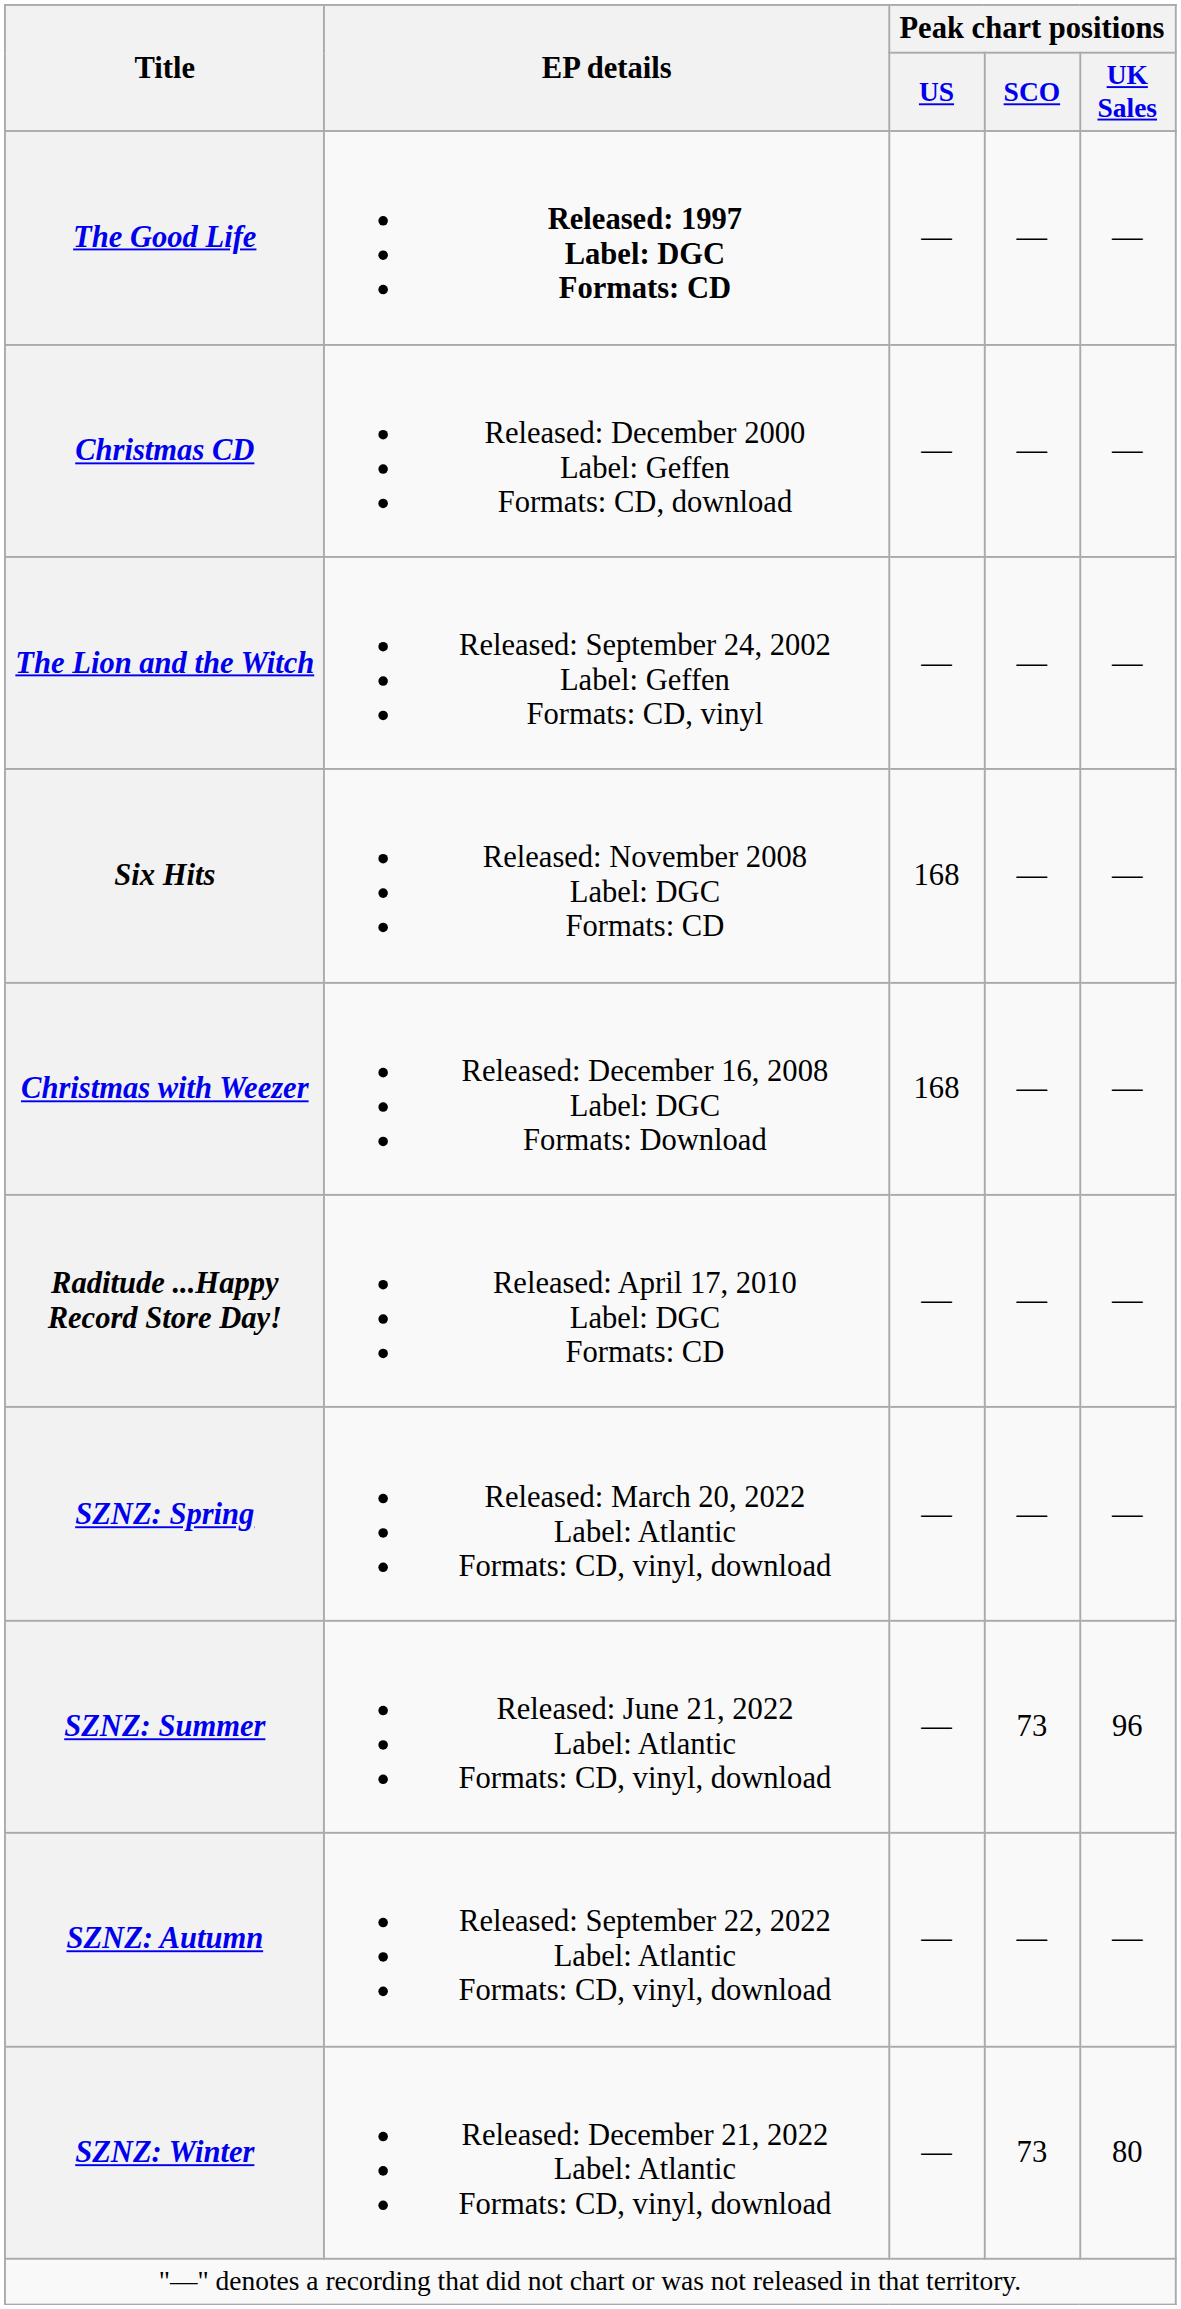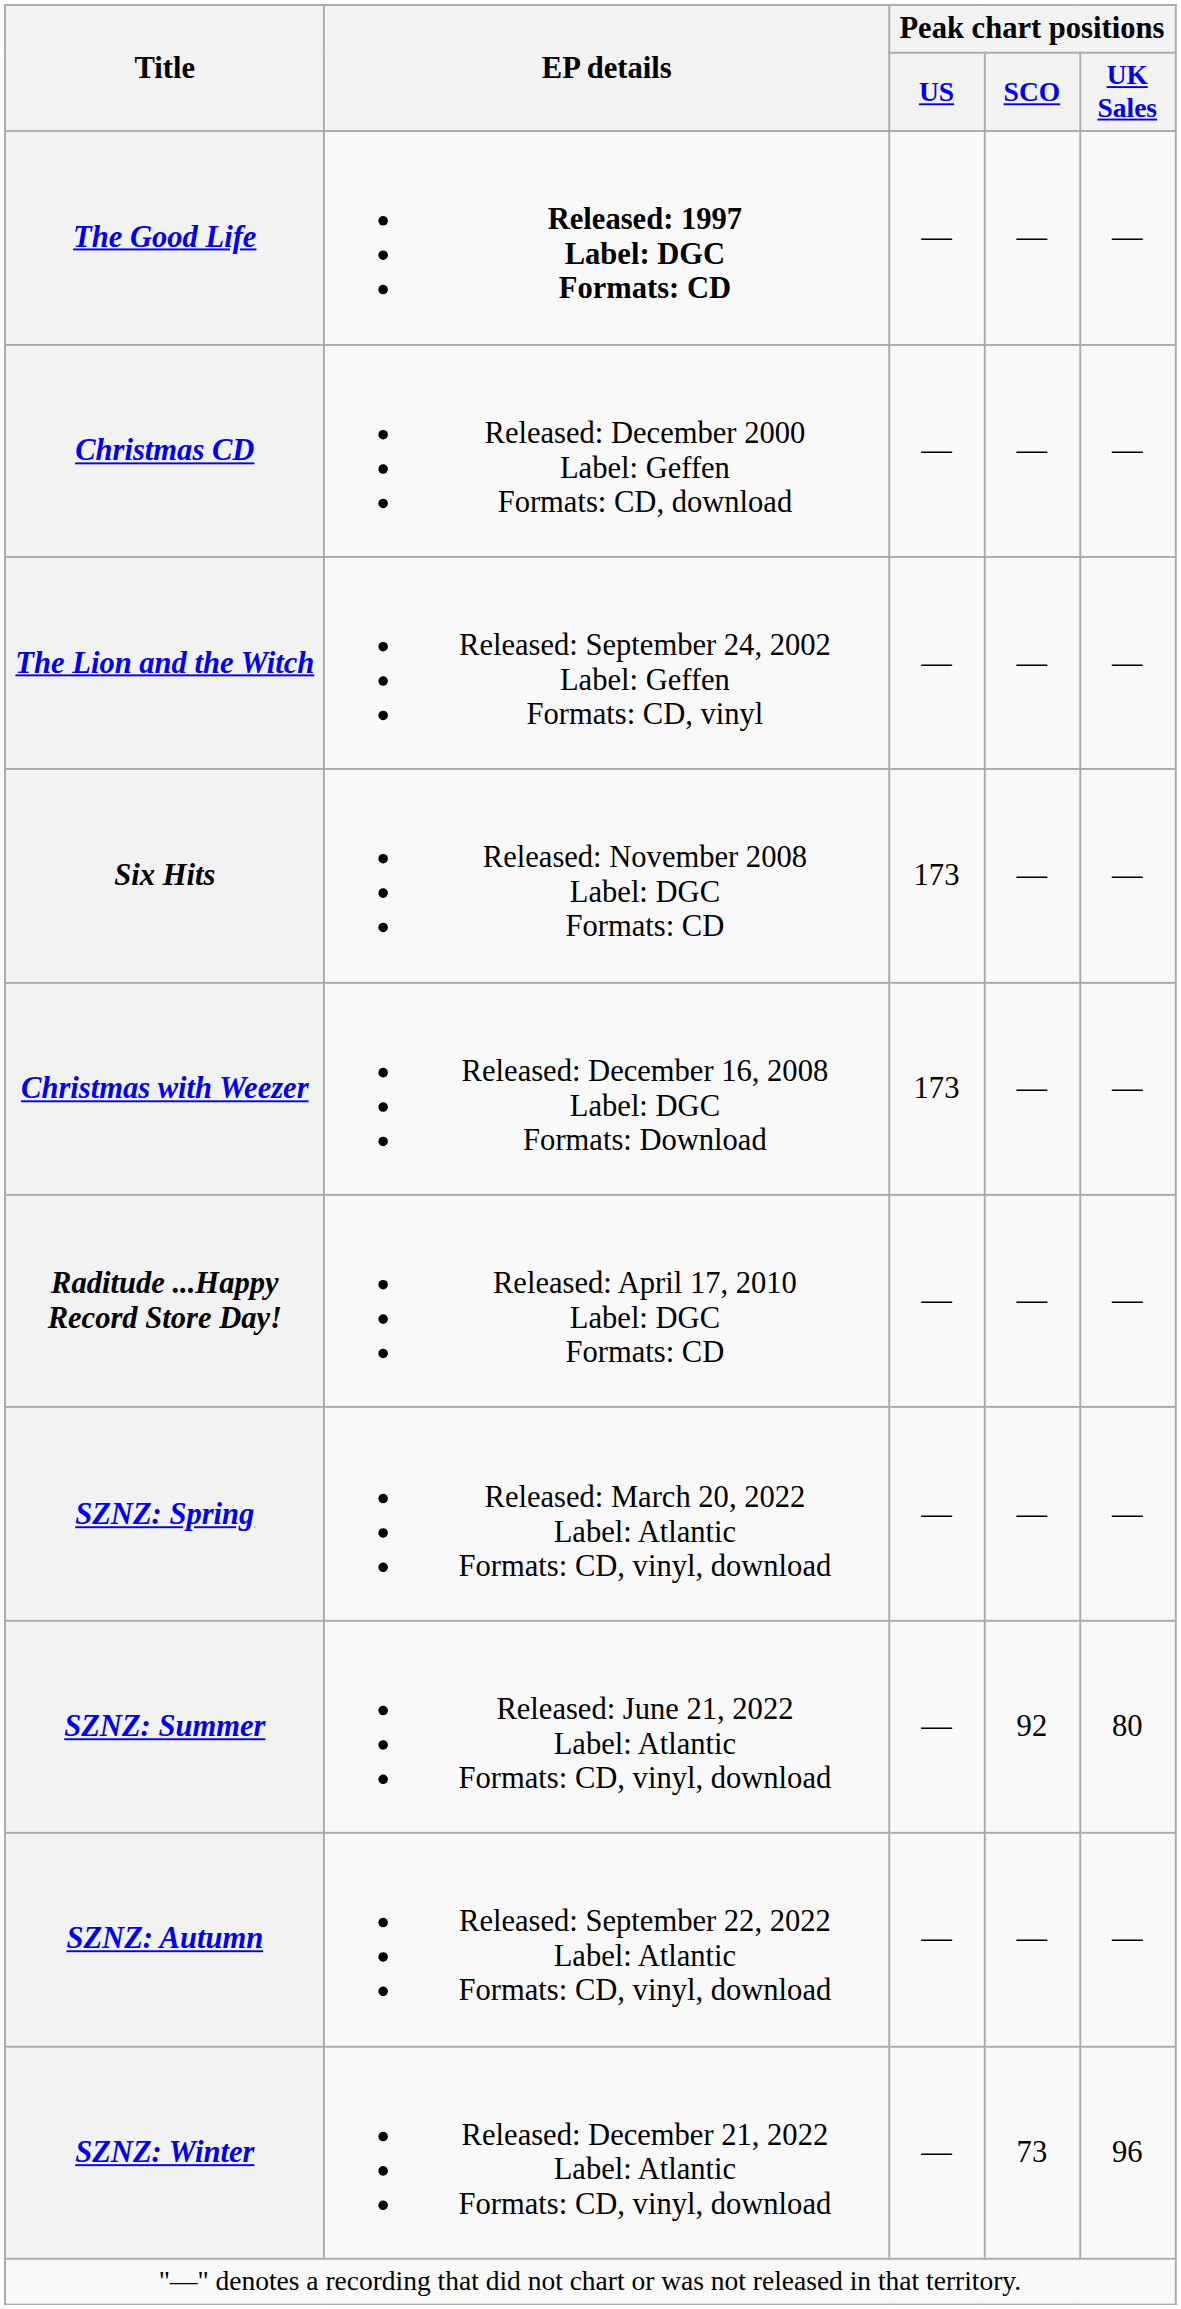(936, 875) 168 -> (936, 875) 173
(936, 1088) 168 -> (936, 1088) 173
(1032, 1726) 73 -> (1032, 1726) 92
(1127, 1726) 96 -> (1127, 1726) 80
(1127, 2151) 80 -> (1127, 2151) 96
